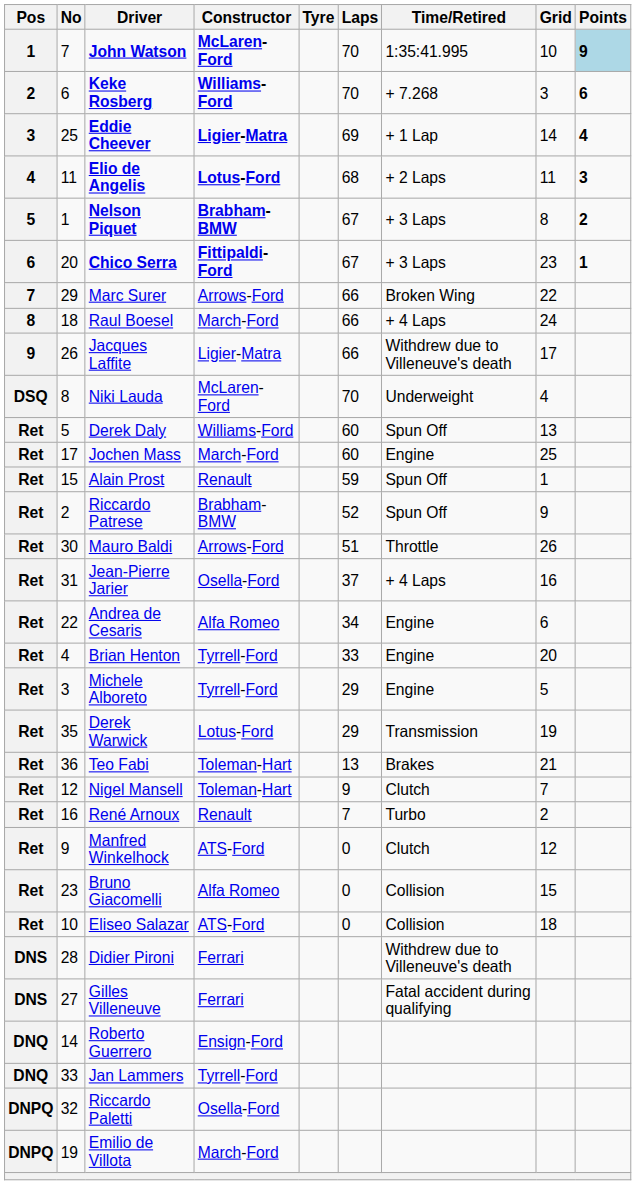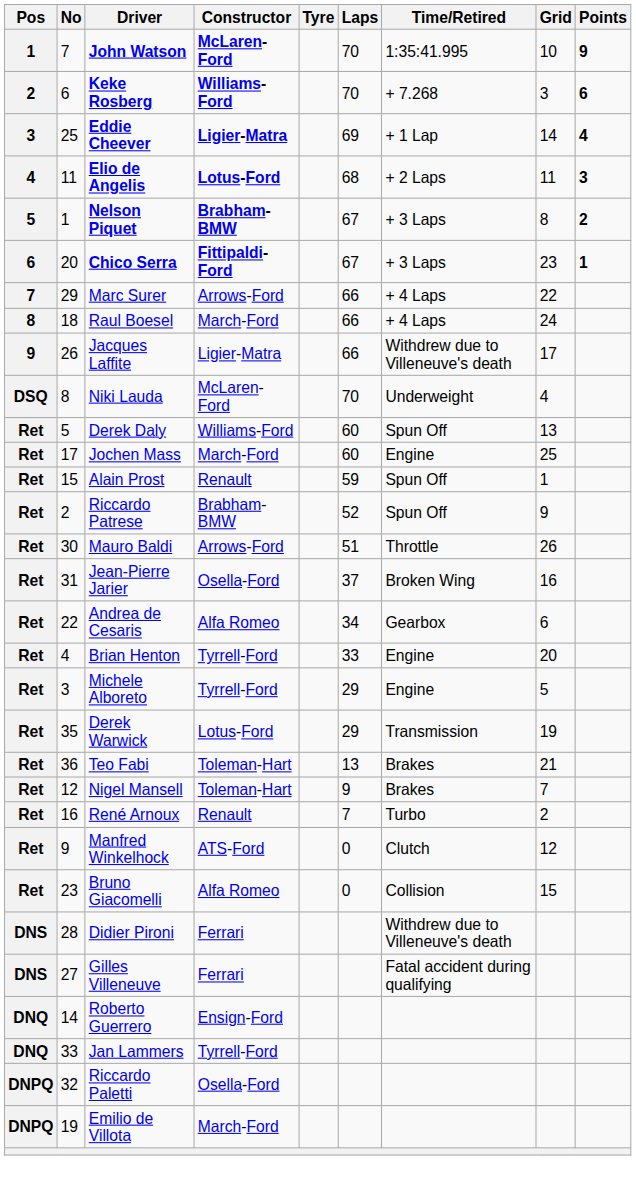(583, 51) lightblue background -> (583, 51) no background
(430, 296) Broken Wing -> (416, 296) + 4 Laps
(416, 580) + 4 Laps -> (430, 580) Broken Wing
(410, 622) Engine -> (415, 622) Gearbox
(408, 790) Clutch -> (410, 790) Brakes
- row: (139, 924)
